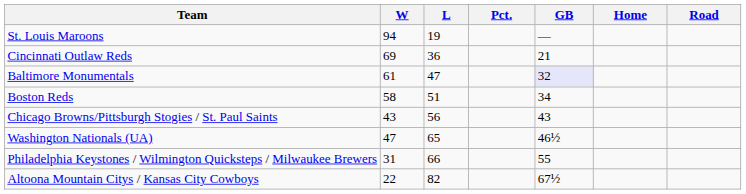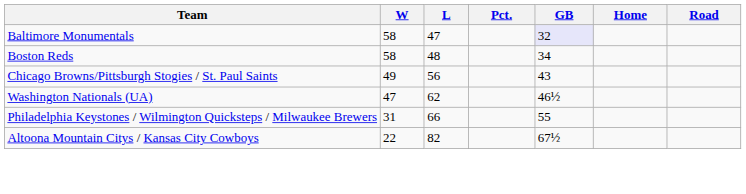- row: (55, 35)
- row: (70, 55)
(389, 76) 61 -> (389, 35) 58
(434, 96) 51 -> (434, 55) 48
(389, 117) 43 -> (389, 76) 49
(434, 138) 65 -> (434, 96) 62
